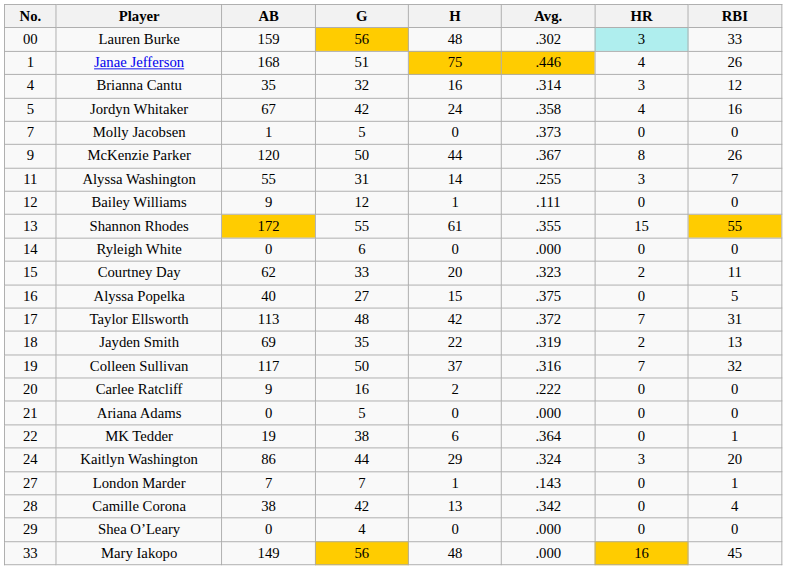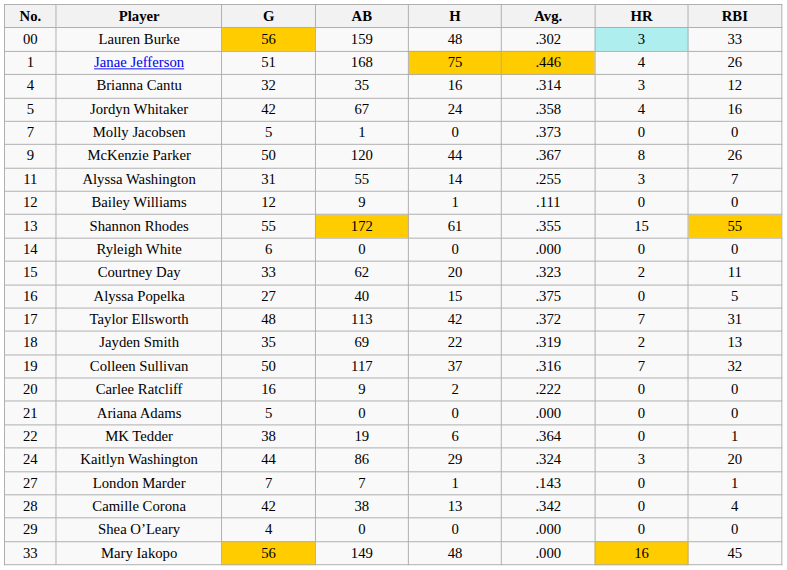columns swapped: (362, 16) <-> (269, 16)
